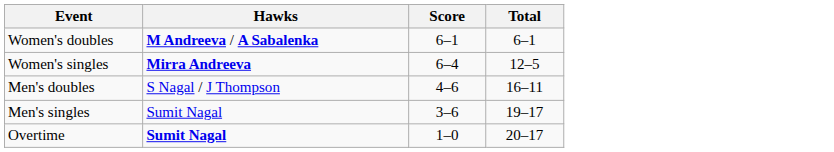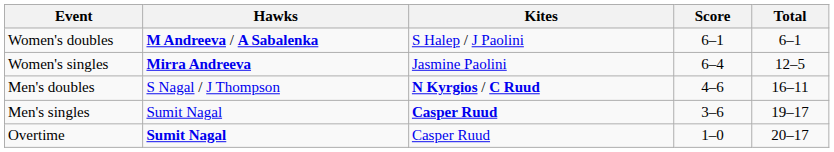+ column: (541, 16)
